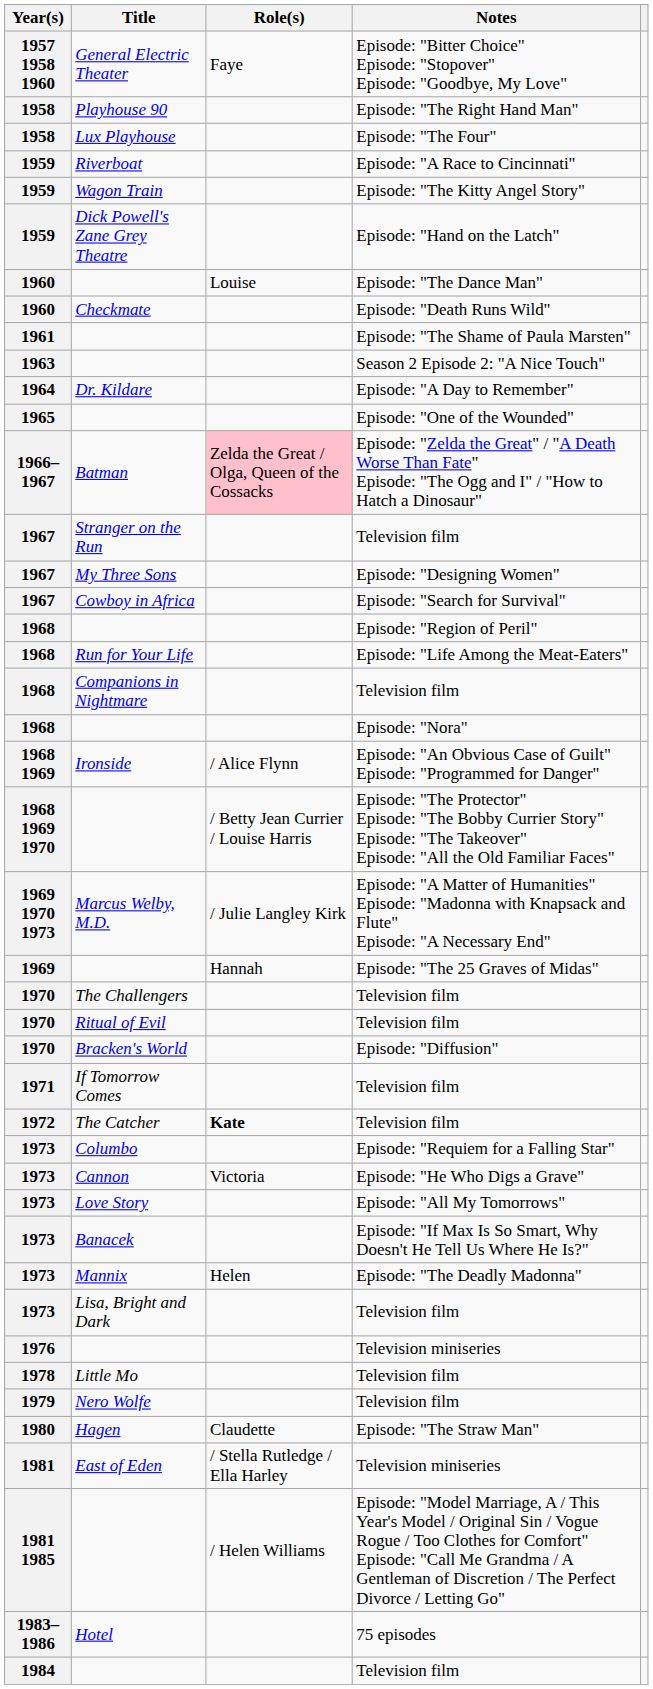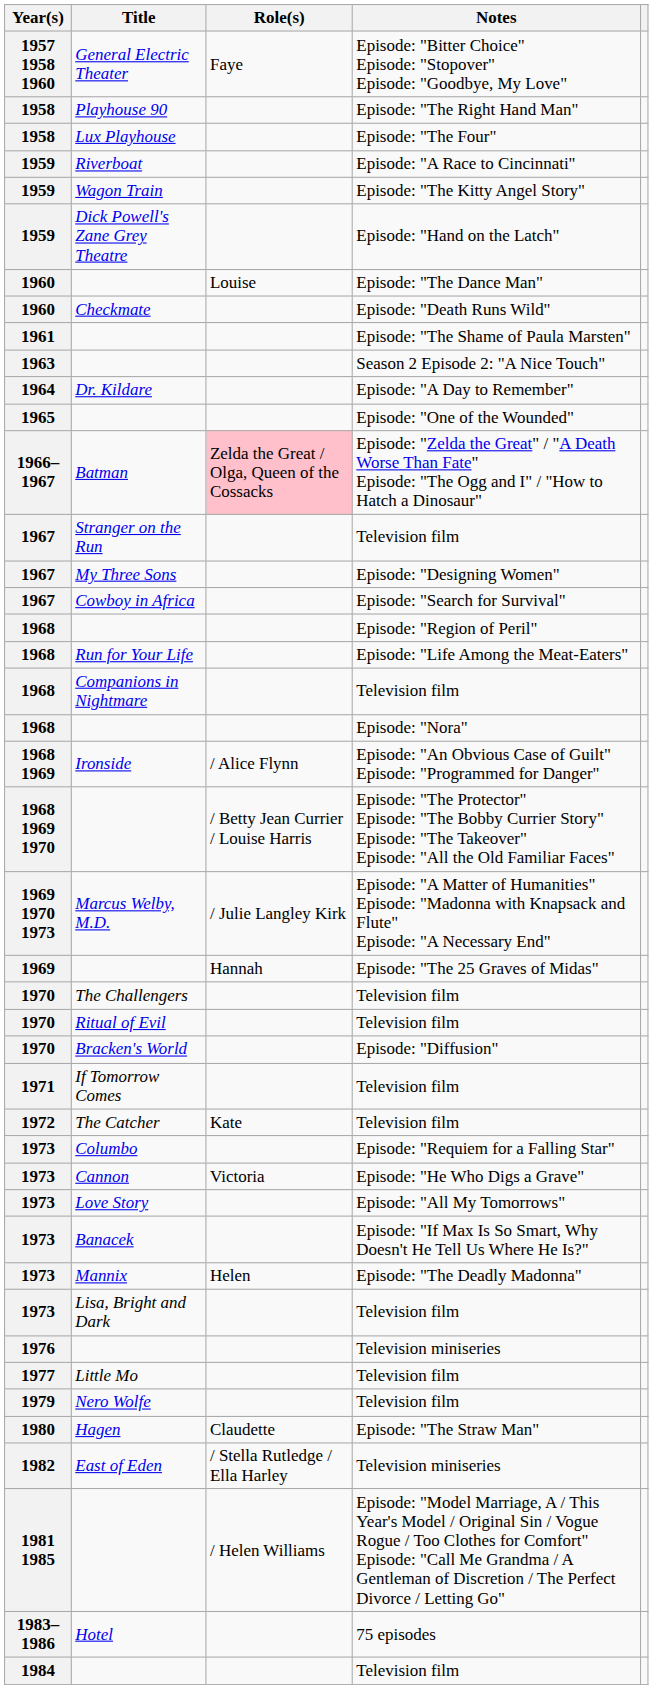(227, 1122) bold -> (226, 1122) normal
(38, 1375) 1978 -> (38, 1375) 1977
(38, 1465) 1981 -> (38, 1465) 1982
